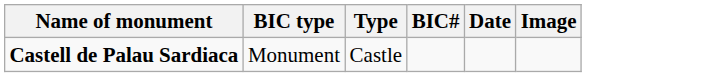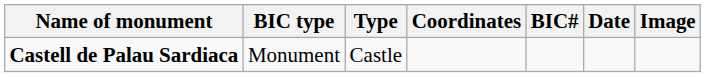+ column: (466, 21)
